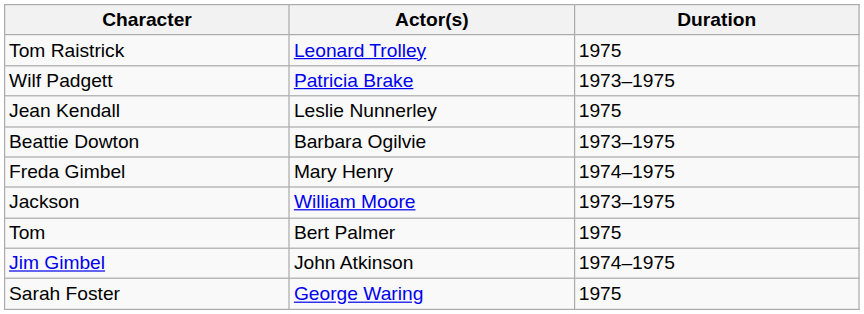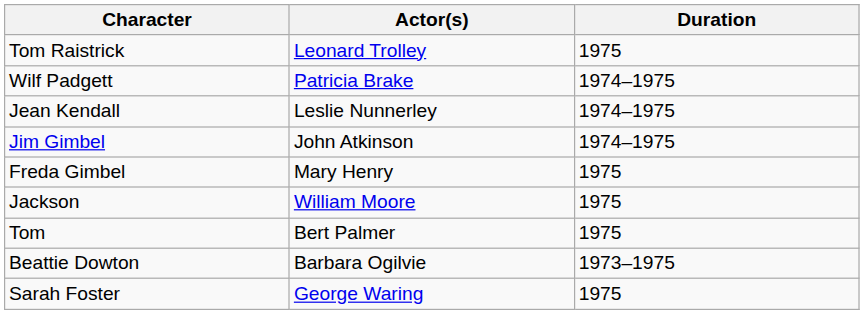(627, 80) 1973–1975 -> (627, 80) 1974–1975
(600, 111) 1975 -> (627, 111) 1974–1975
rows swapped: (57, 263) <-> (74, 141)
(627, 171) 1974–1975 -> (600, 171) 1975
(627, 202) 1973–1975 -> (600, 202) 1975
